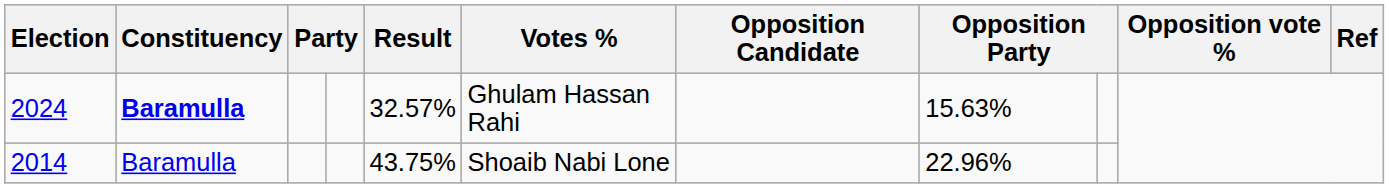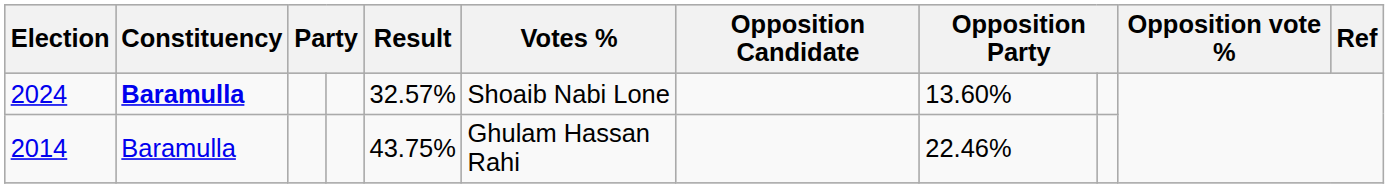(559, 107) Ghulam Hassan Rahi -> (569, 93) Shoaib Nabi Lone
(968, 107) 15.63% -> (968, 93) 13.60%
(569, 162) Shoaib Nabi Lone -> (559, 148) Ghulam Hassan Rahi
(968, 162) 22.96% -> (968, 148) 22.46%
